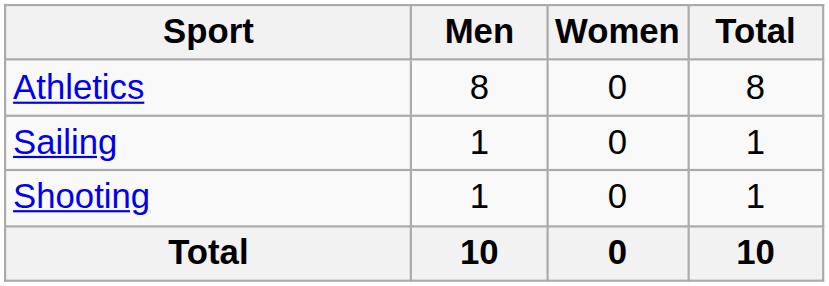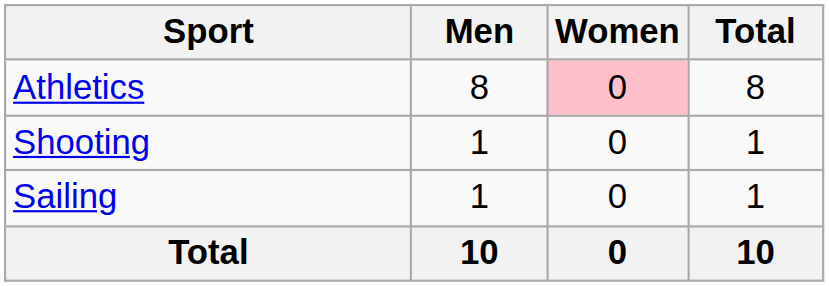(617, 87) no background -> (617, 87) pink background
rows swapped: (65, 142) <-> (82, 197)
